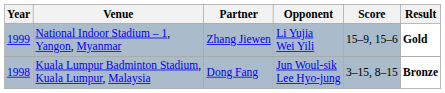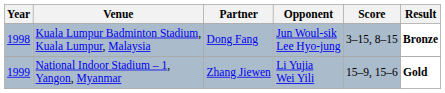rows swapped: (103, 40) <-> (118, 72)
